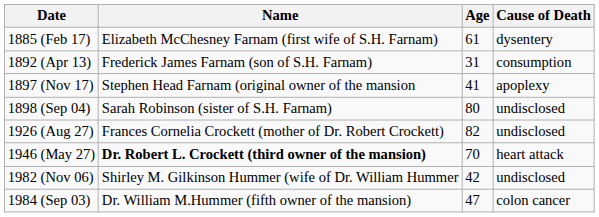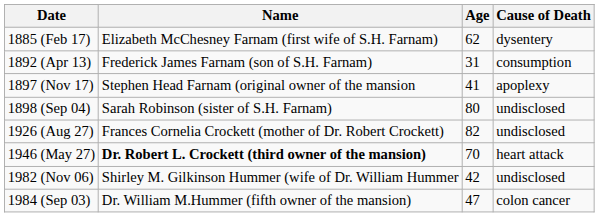(472, 39) 61 -> (472, 39) 62
